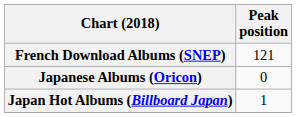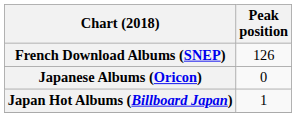(264, 54) 121 -> (264, 54) 126
